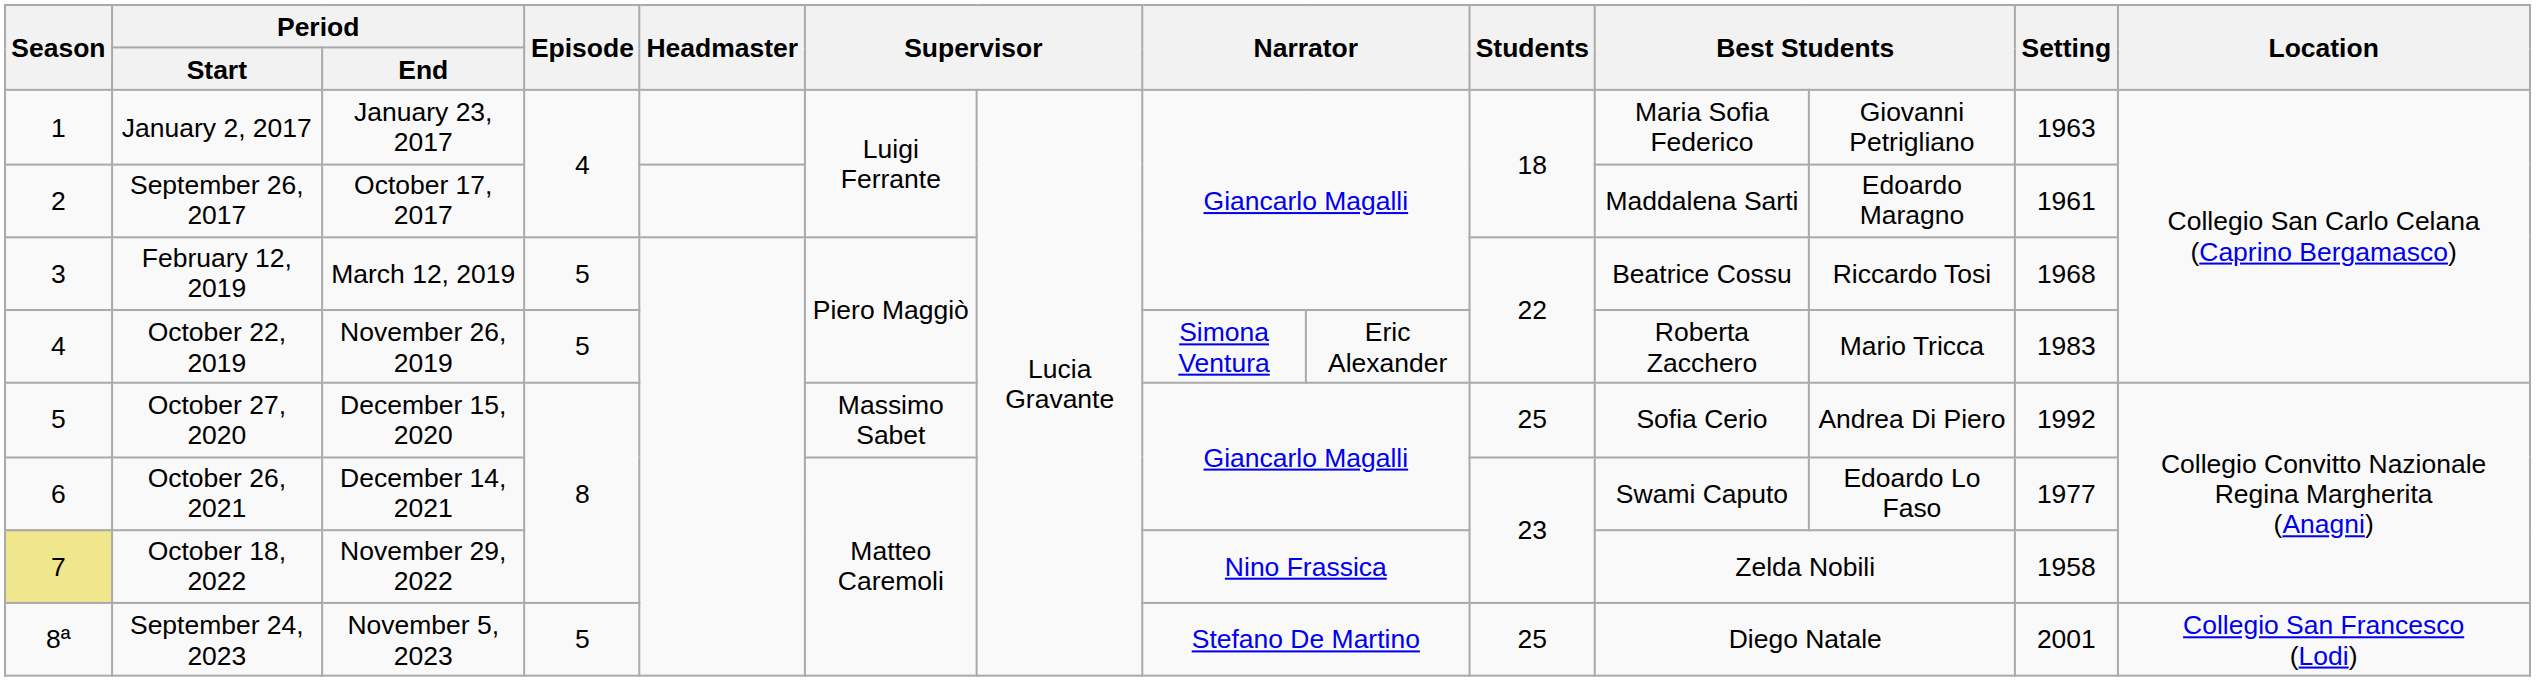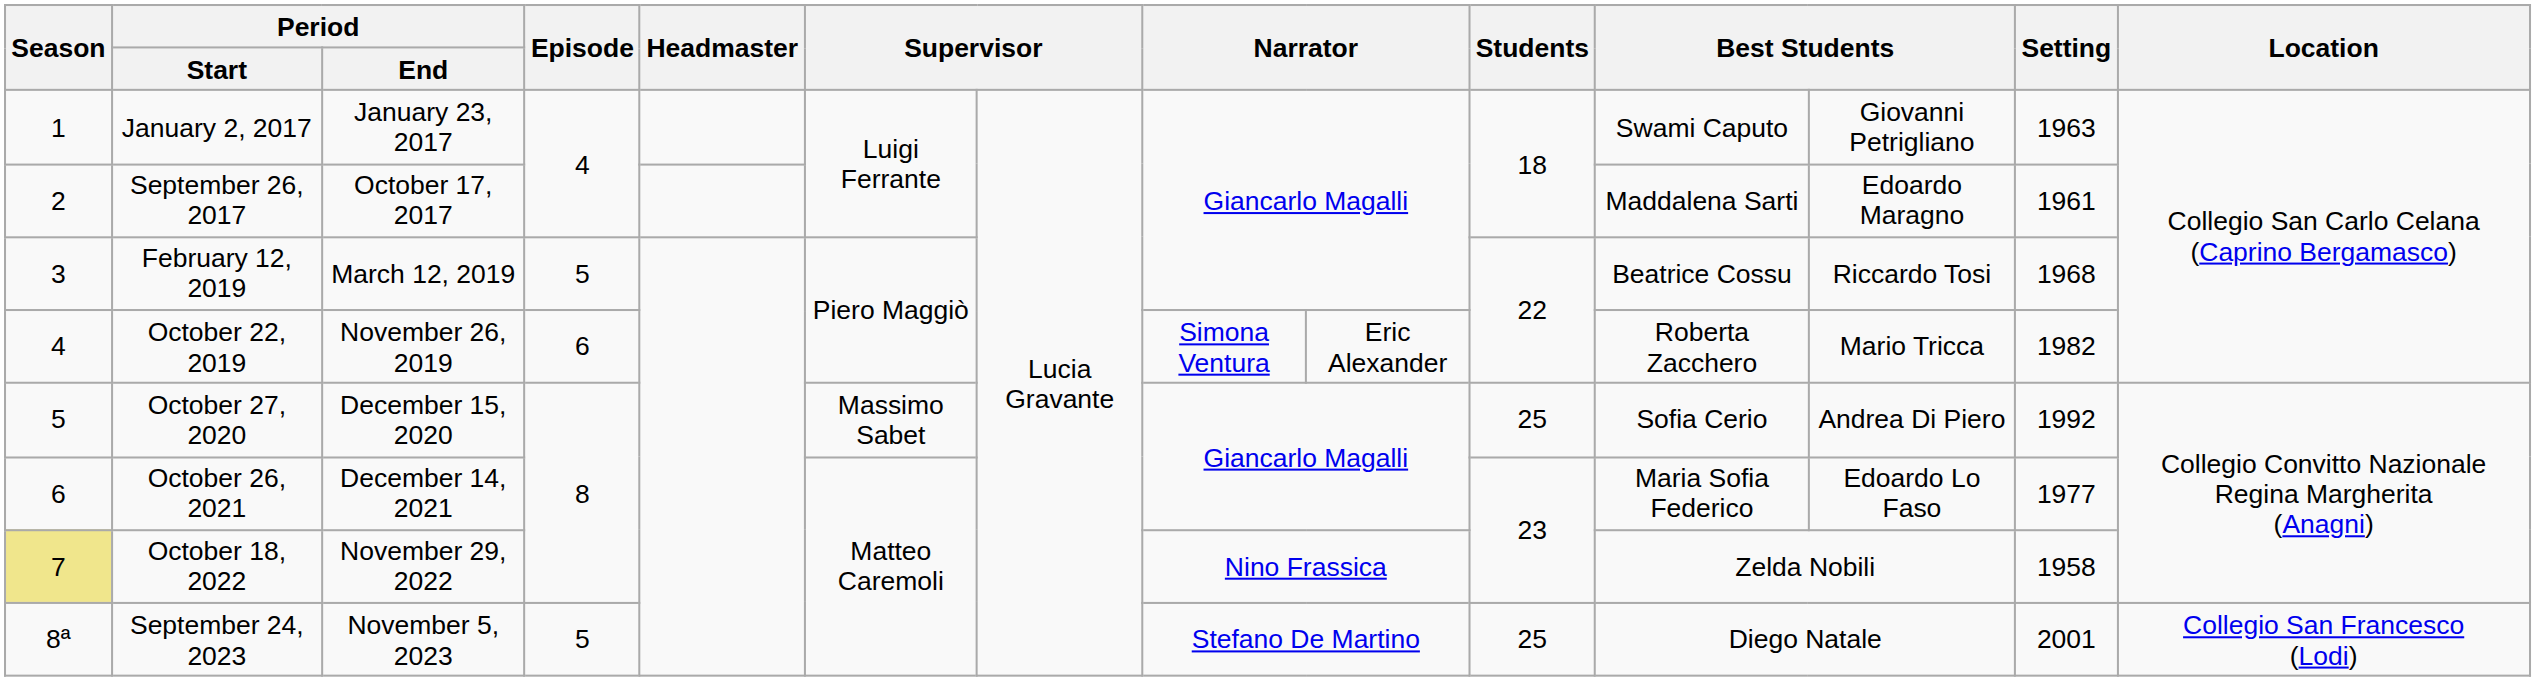(1702, 127) Maria Sofia Federico -> (1702, 127) Swami Caputo
(582, 347) 5 -> (582, 347) 6
(2066, 347) 1983 -> (2066, 347) 1982
(1702, 493) Swami Caputo -> (1702, 493) Maria Sofia Federico
